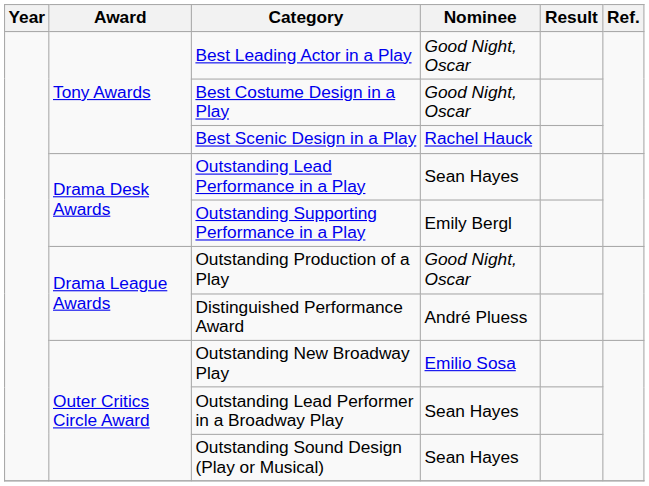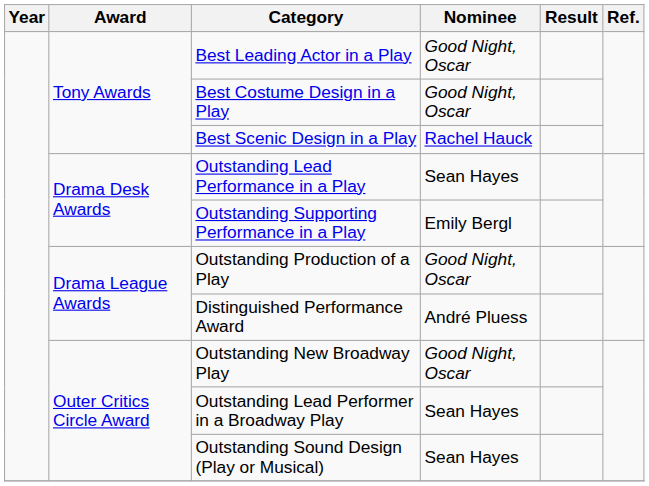(470, 363) Emilio Sosa -> (471, 363) Good Night, Oscar
